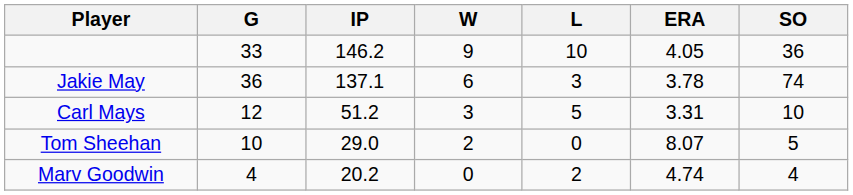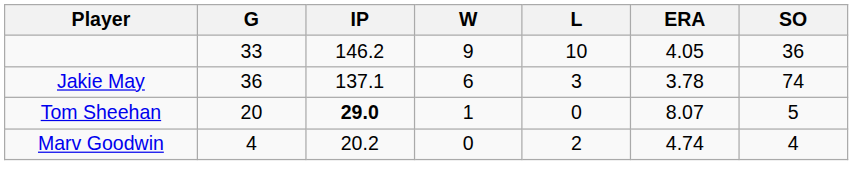- row: (101, 112)
(251, 143) 10 -> (251, 112) 20
(360, 143) normal -> (360, 112) bold
(468, 143) 2 -> (468, 112) 1
